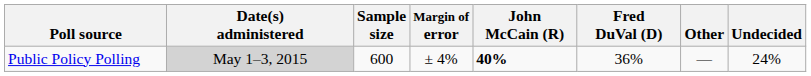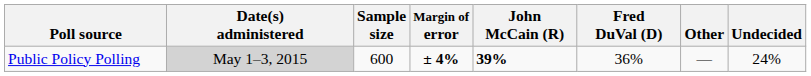(441, 58) normal -> (441, 58) bold
(492, 58) 40% -> (492, 58) 39%
